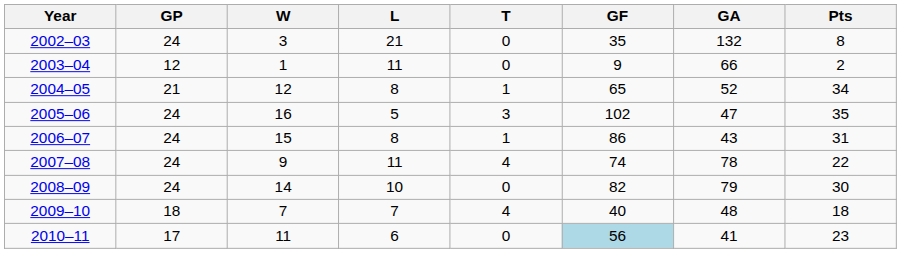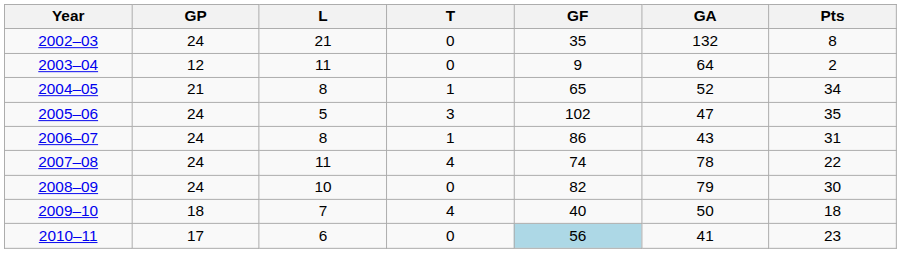- column: (283, 16)
(729, 65) 66 -> (705, 65) 64
(729, 211) 48 -> (705, 211) 50
